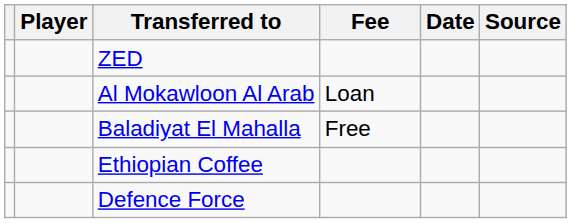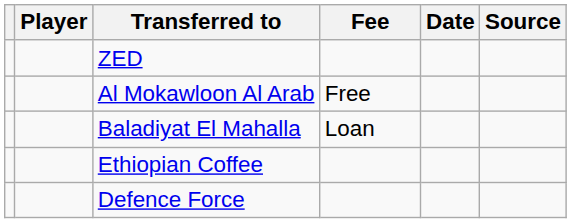(350, 93) Loan -> (348, 93) Free
(348, 128) Free -> (350, 128) Loan
